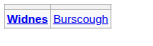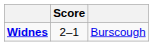+ column: (69, 13)
